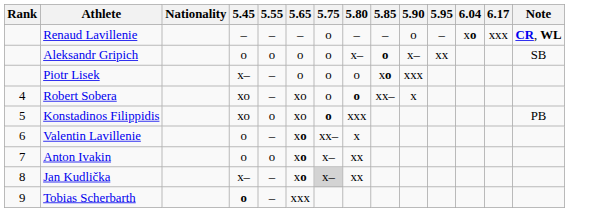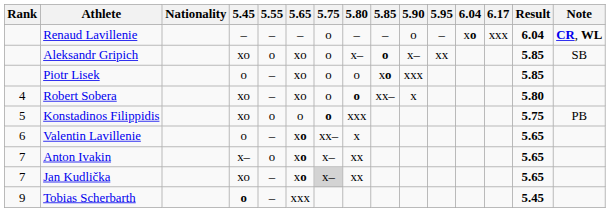+ column: (533, 14)
(244, 55) o -> (244, 55) xo
(300, 55) o -> (300, 55) xo
(244, 75) x– -> (244, 75) o
(300, 75) o -> (300, 75) xo
(300, 116) xo -> (300, 116) o
(244, 156) o -> (244, 156) x–
(22, 177) 8 -> (22, 177) 7
(244, 177) x– -> (244, 177) xo
